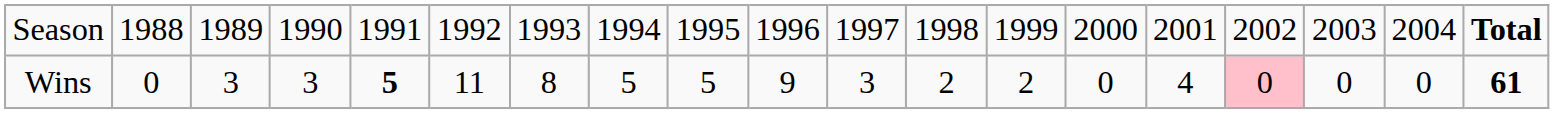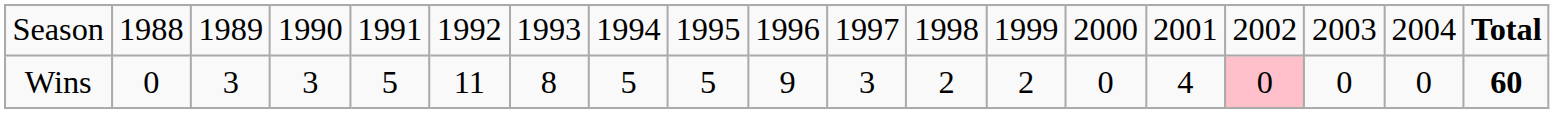(390, 81) bold -> (390, 81) normal
(1506, 81) 61 -> (1506, 81) 60
